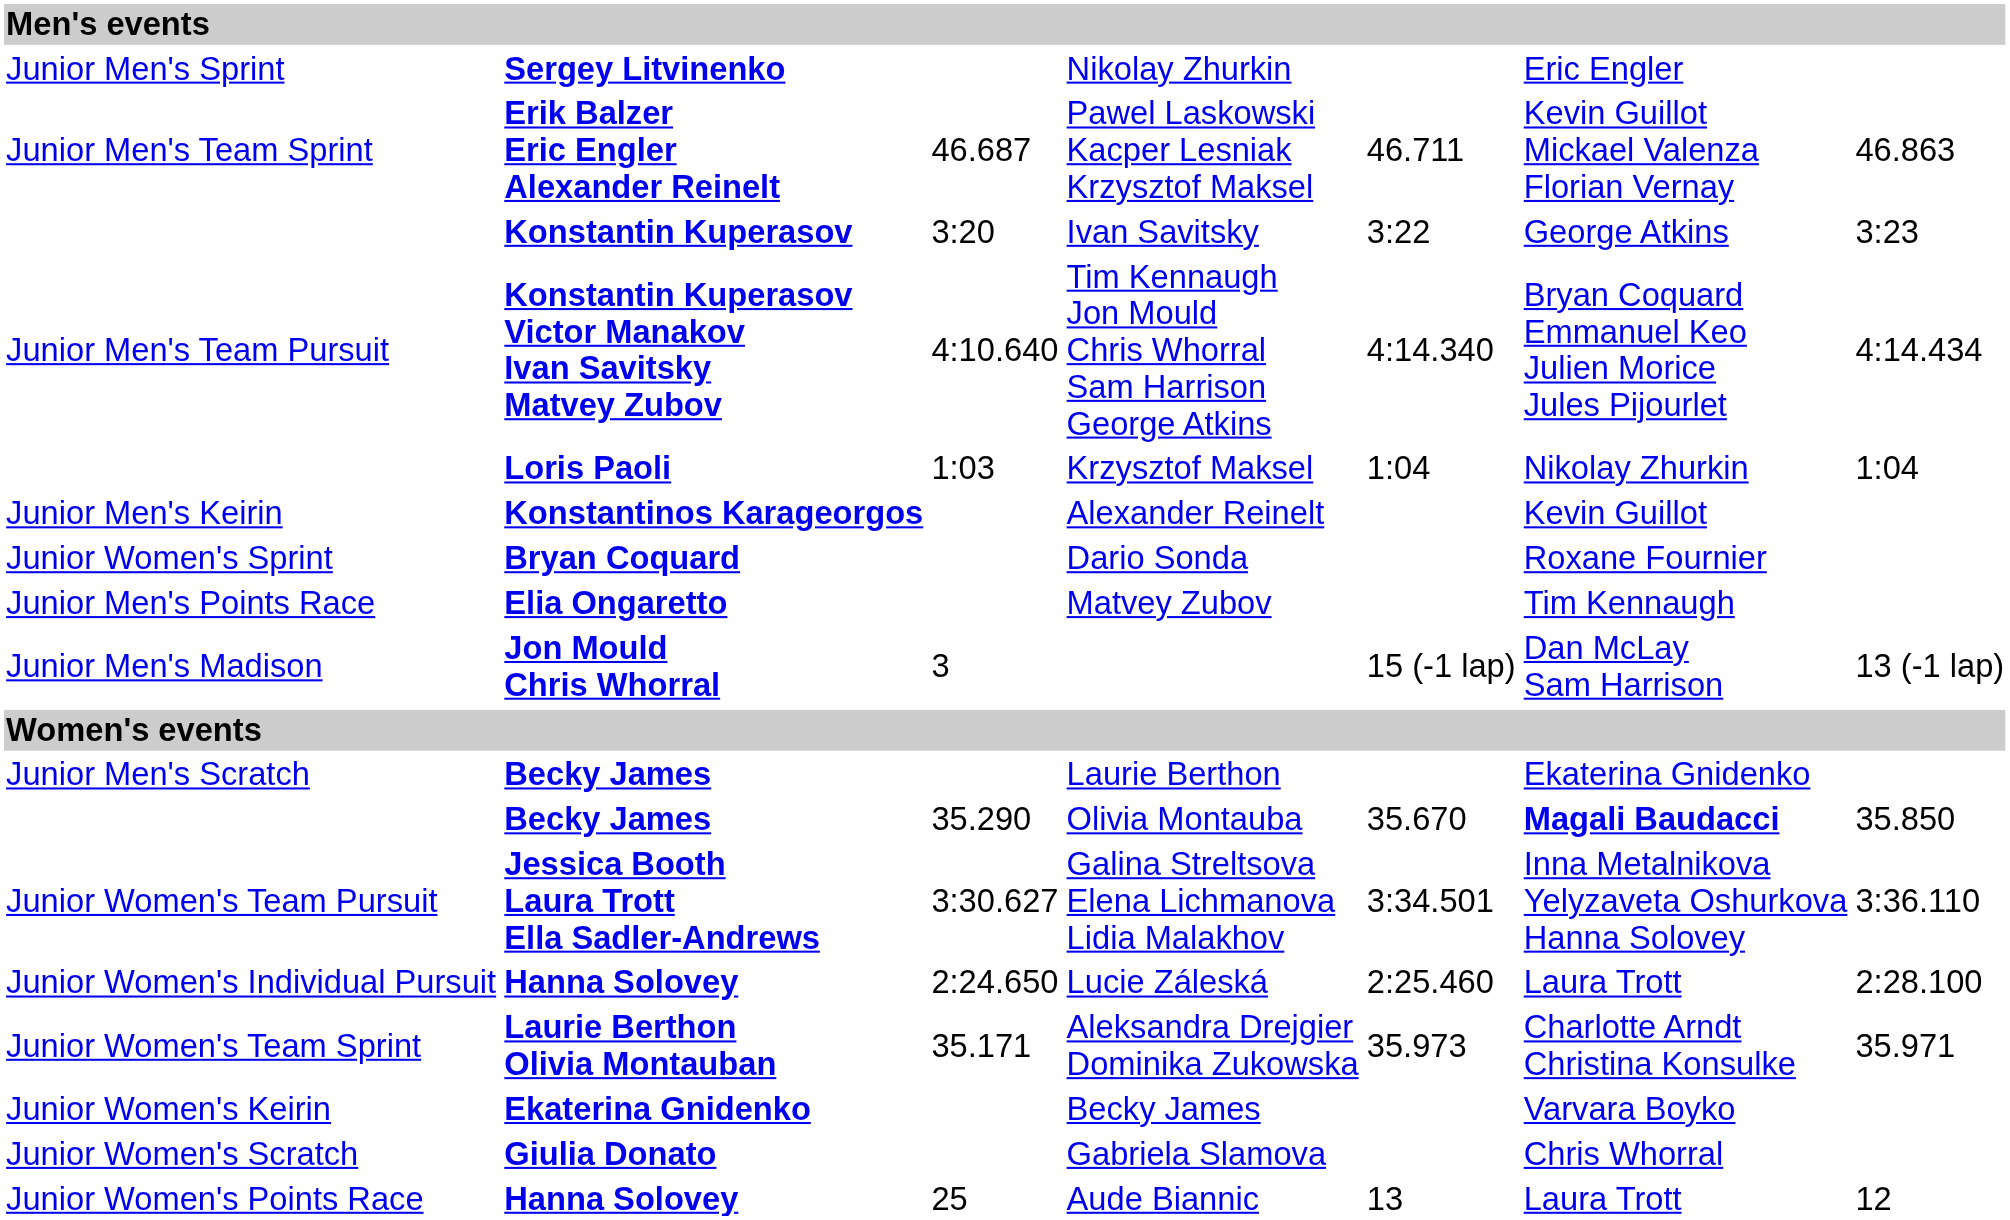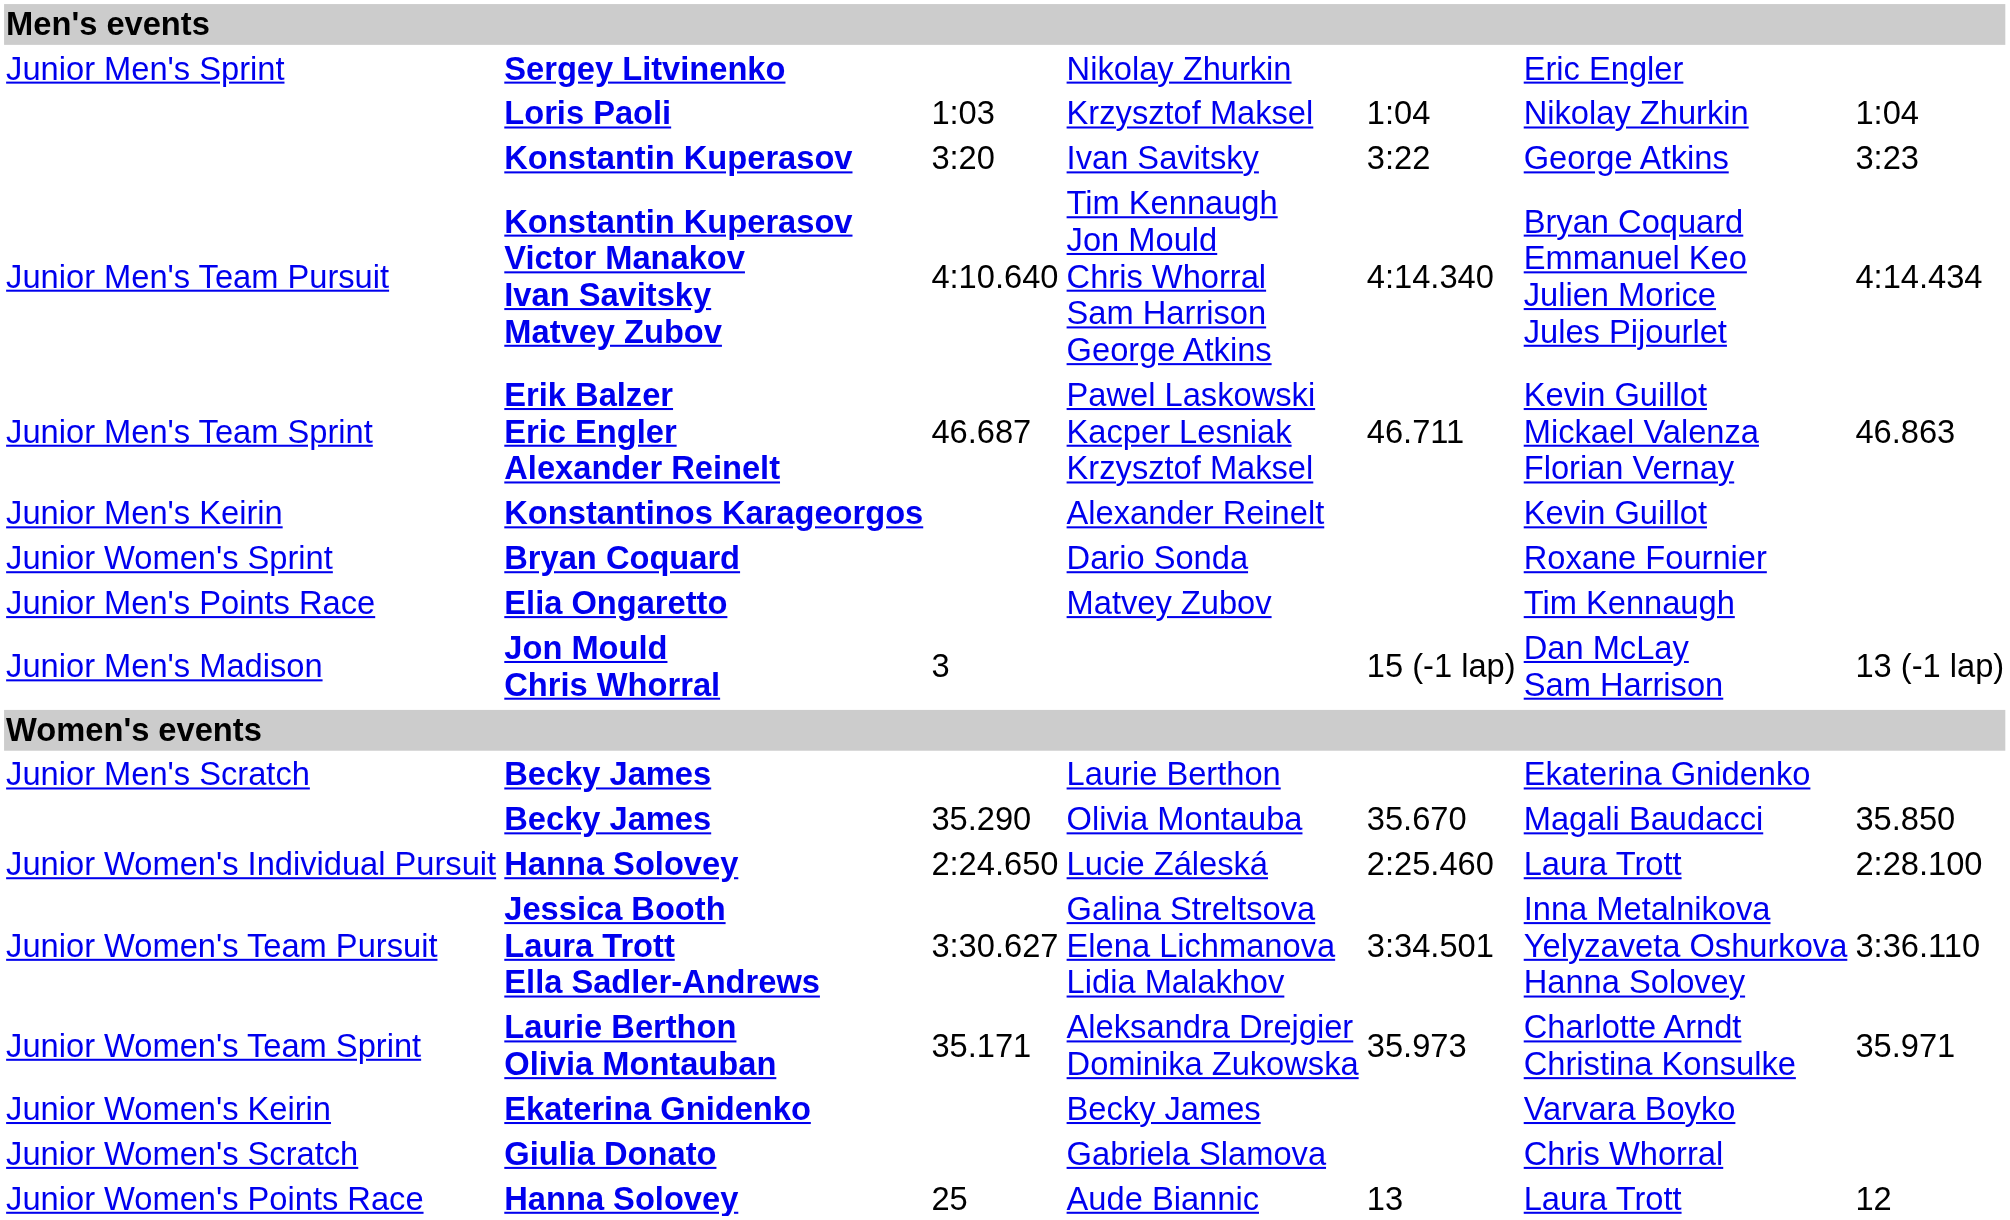rows swapped: (1190, 468) <-> (1191, 150)
(1652, 819) bold -> (1643, 819) normal
rows swapped: (1167, 982) <-> (1201, 901)
